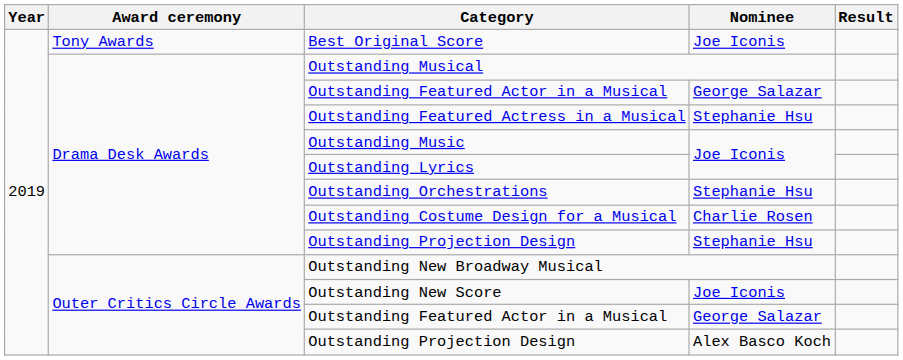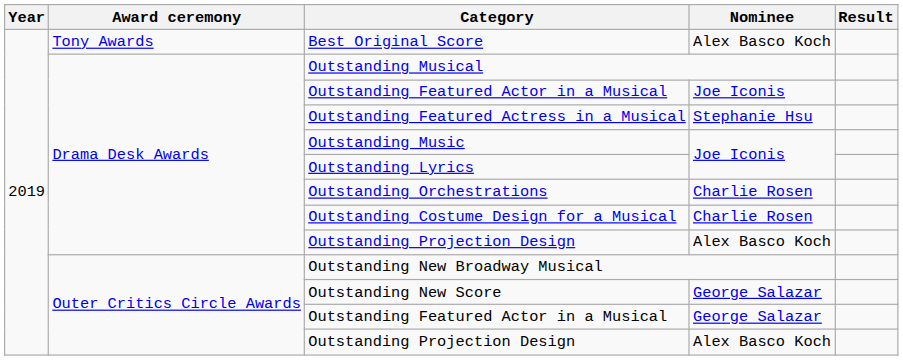(739, 42) Joe Iconis -> (762, 42) Alex Basco Koch
(757, 92) George Salazar -> (739, 92) Joe Iconis
(753, 192) Stephanie Hsu -> (753, 192) Charlie Rosen
(753, 242) Stephanie Hsu -> (762, 242) Alex Basco Koch
(739, 292) Joe Iconis -> (757, 292) George Salazar
